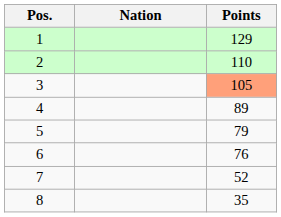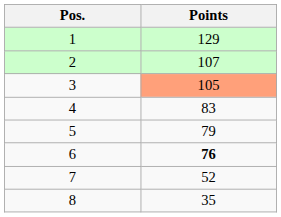- column: (140, 16)
(241, 62) 110 -> (209, 62) 107
(241, 108) 89 -> (209, 108) 83
(241, 154) normal -> (209, 154) bold
